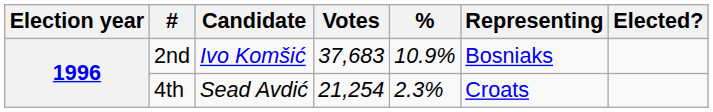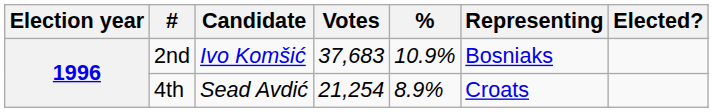(419, 90) 2.3% -> (419, 90) 8.9%
